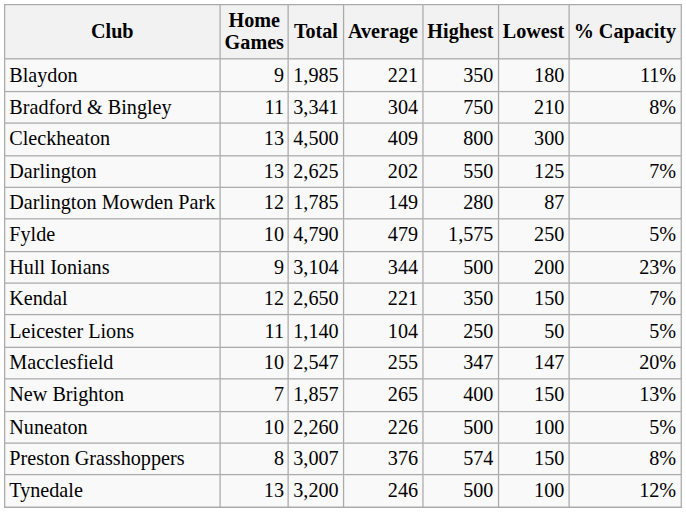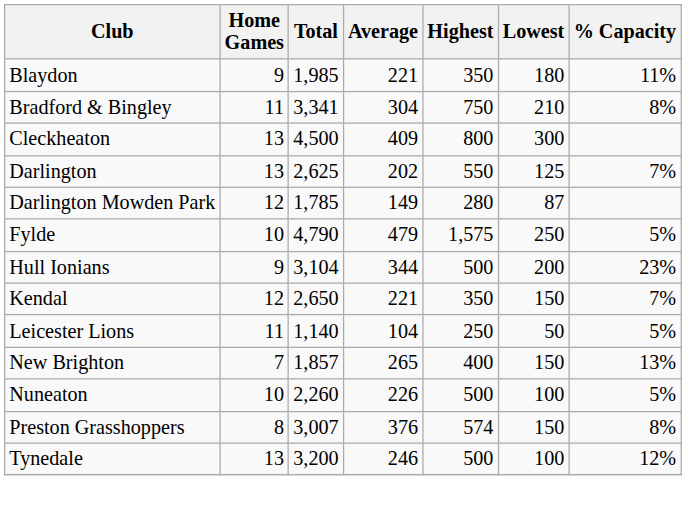- row: (61, 362)
